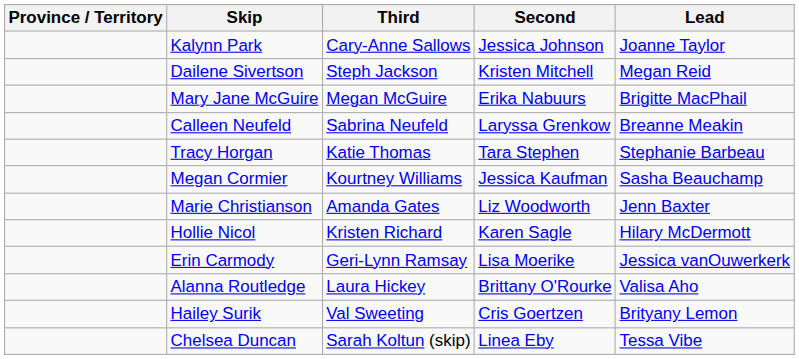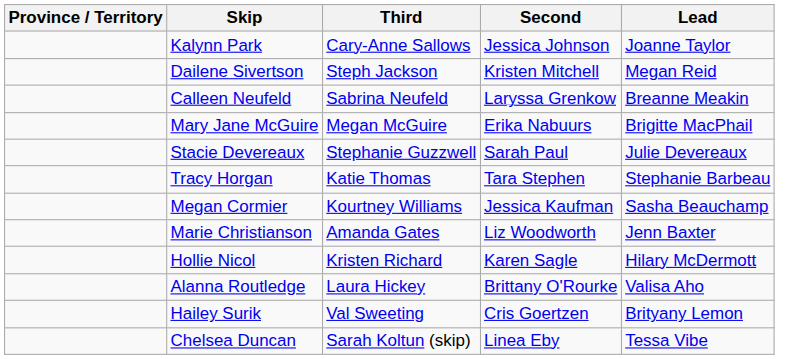rows swapped: (231, 125) <-> (245, 98)
+ row: (237, 152)
- row: (222, 260)
